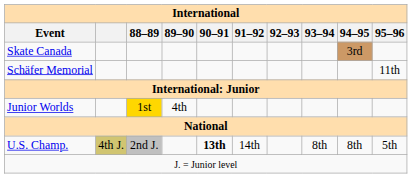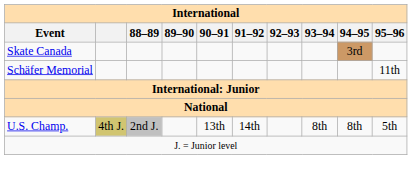- row: (40, 107)
(214, 145) bold -> (214, 126) normal
